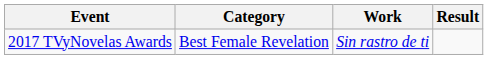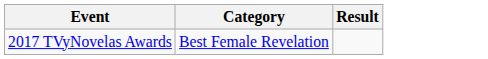- column: (383, 16)
